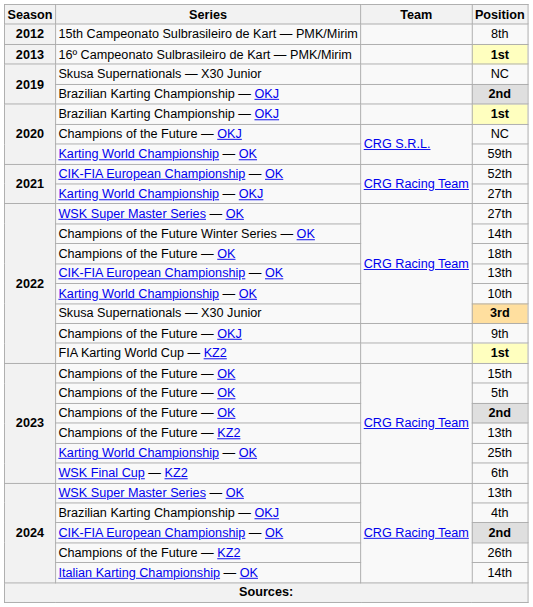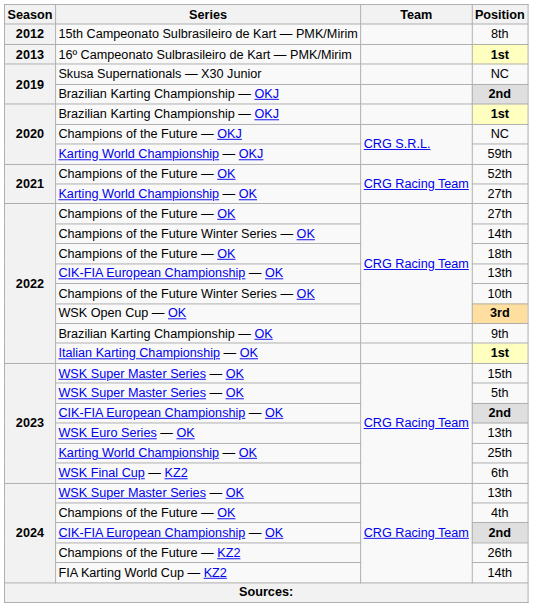(158, 154) Karting World Championship — OK -> (161, 154) Karting World Championship — OKJ
(171, 174) CIK-FIA European Championship — OK -> (147, 174) Champions of the Future — OK
(161, 193) Karting World Championship — OKJ -> (158, 193) Karting World Championship — OK
(151, 213) WSK Super Master Series — OK -> (147, 213) Champions of the Future — OK
(158, 293) Karting World Championship — OK -> (187, 293) Champions of the Future Winter Series — OK
(160, 313) Skusa Supernationals — X30 Junior -> (122, 313) WSK Open Cup — OK
(150, 333) Champions of the Future — OKJ -> (166, 333) Brazilian Karting Championship — OK
(143, 353) FIA Karting World Cup — KZ2 -> (158, 353) Italian Karting Championship — OK
(147, 373) Champions of the Future — OK -> (151, 373) WSK Super Master Series — OK
(147, 393) Champions of the Future — OK -> (151, 393) WSK Super Master Series — OK
(147, 413) Champions of the Future — OK -> (171, 413) CIK-FIA European Championship — OK
(149, 433) Champions of the Future — KZ2 -> (127, 433) WSK Euro Series — OK
(169, 512) Brazilian Karting Championship — OKJ -> (147, 512) Champions of the Future — OK
(158, 572) Italian Karting Championship — OK -> (143, 572) FIA Karting World Cup — KZ2
